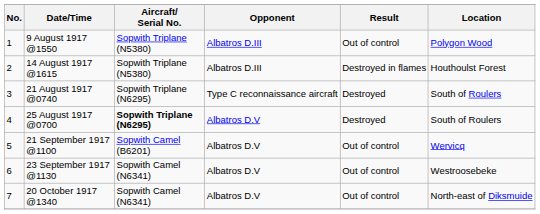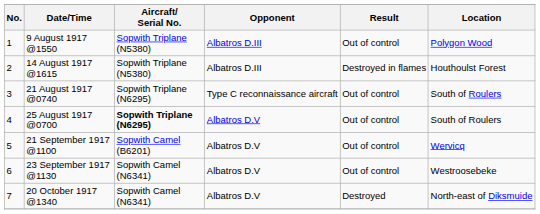(364, 94) Destroyed -> (371, 94) Out of control
(364, 120) Destroyed -> (371, 120) Out of control
(371, 197) Out of control -> (364, 197) Destroyed
